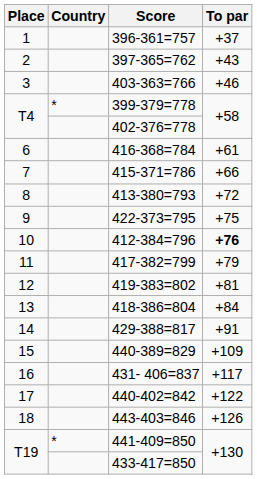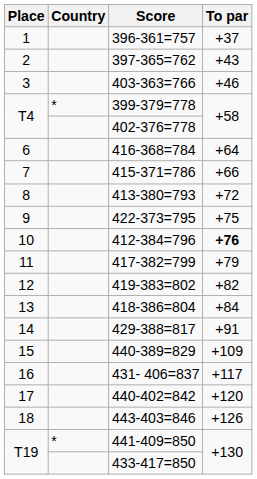(227, 150) +61 -> (227, 150) +64
(227, 284) +81 -> (227, 284) +82
(227, 396) +122 -> (227, 396) +120
